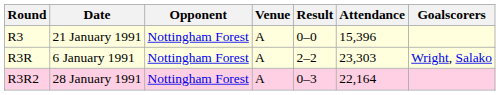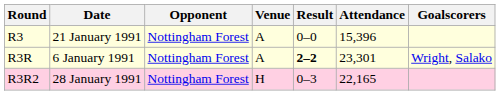(307, 57) normal -> (307, 57) bold
(358, 57) 23,303 -> (358, 57) 23,301
(260, 79) A -> (260, 79) H
(358, 79) 22,164 -> (358, 79) 22,165
